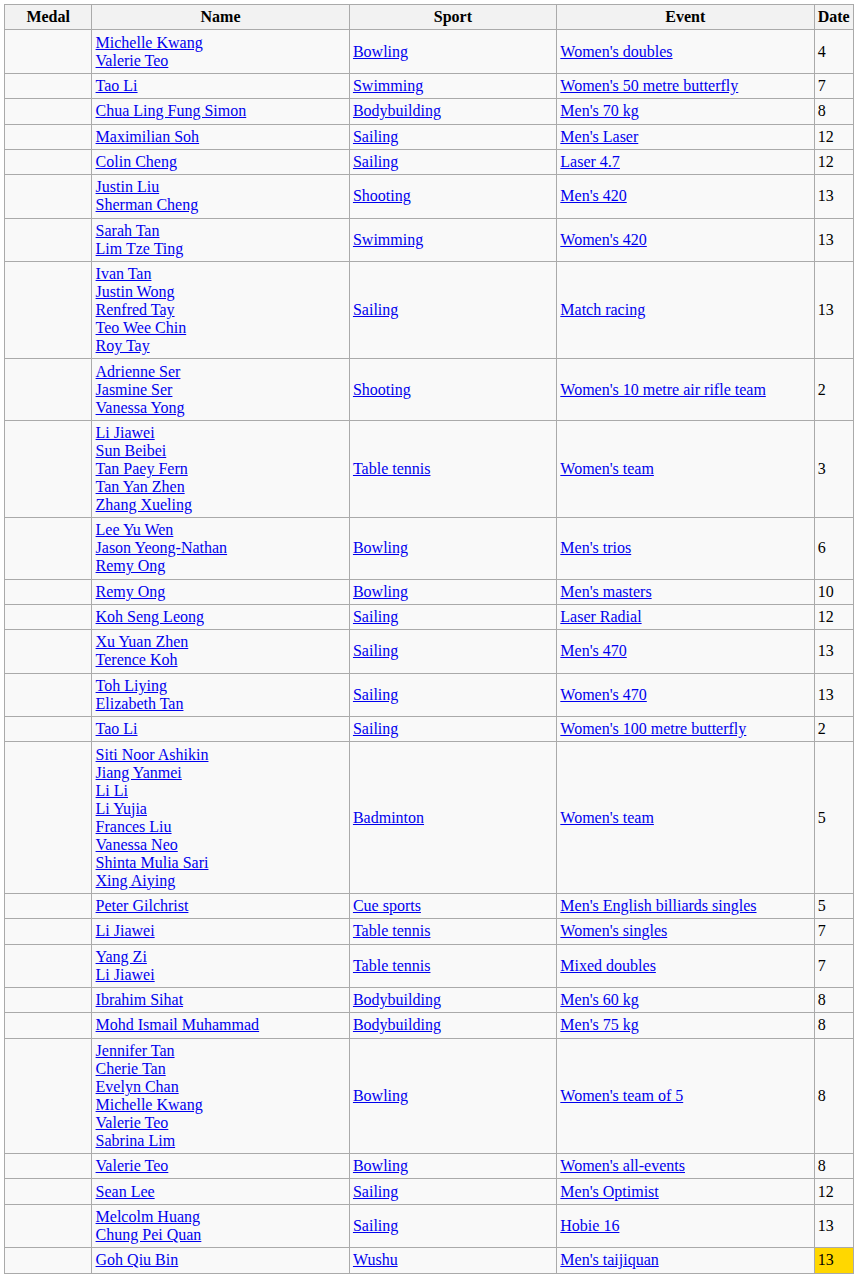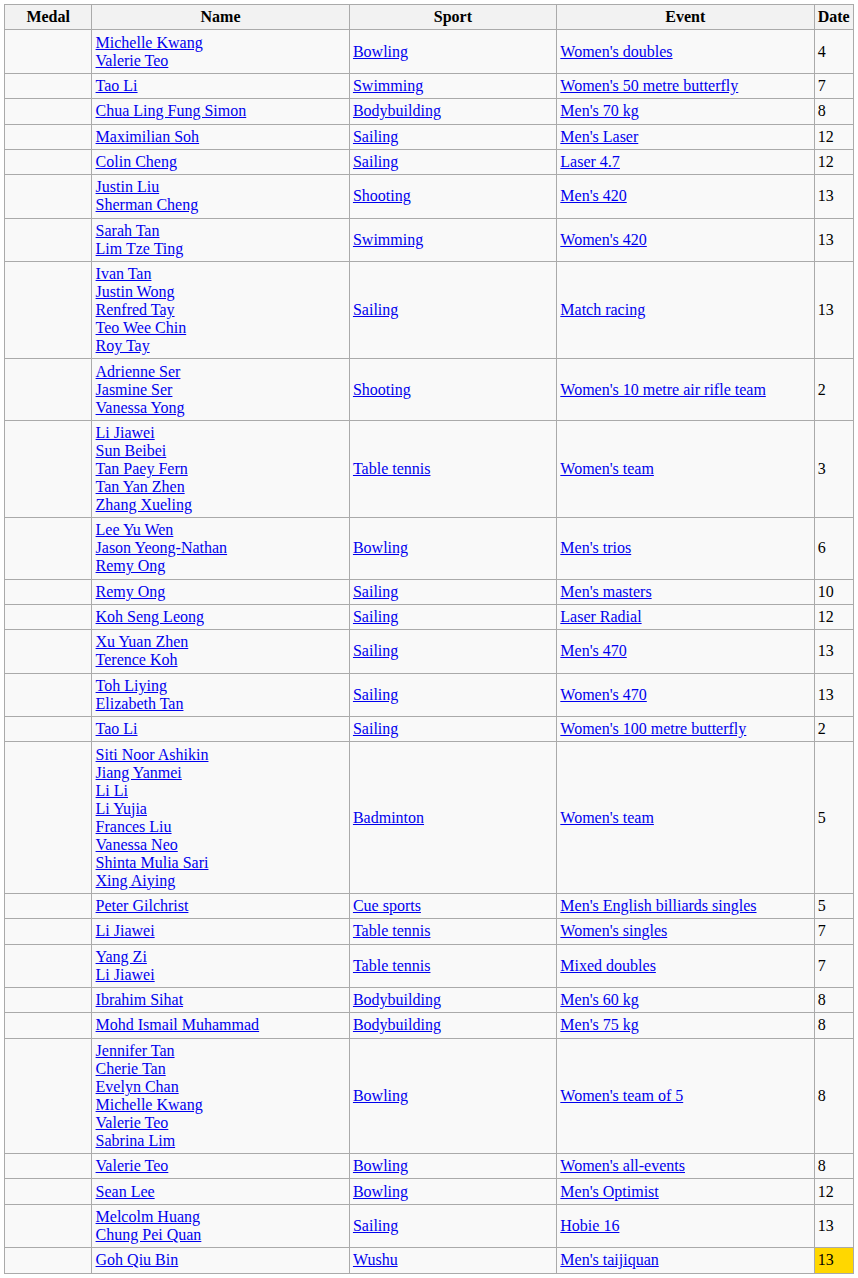(380, 591) Bowling -> (376, 591) Sailing
(376, 1191) Sailing -> (380, 1191) Bowling
